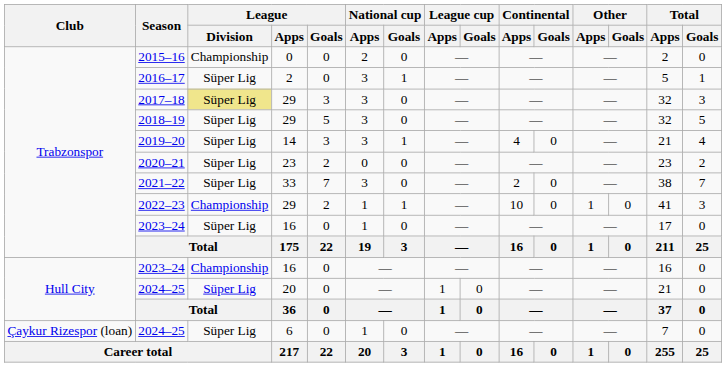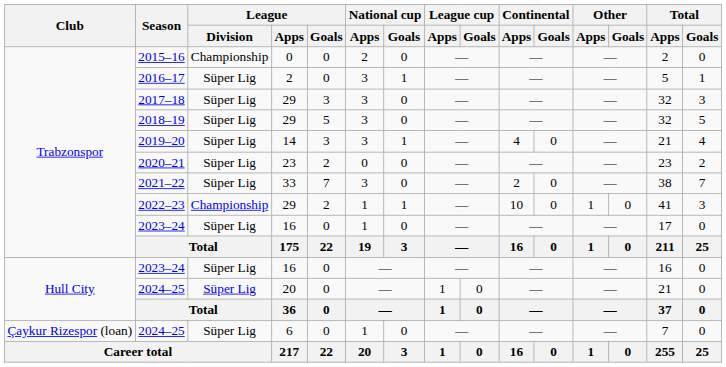(230, 99) khaki background -> (230, 99) no background
(230, 267) Championship -> (230, 267) Süper Lig
